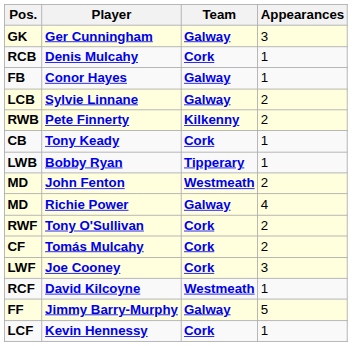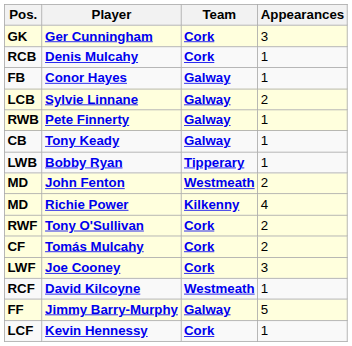(207, 36) Galway -> (199, 36) Cork
(212, 120) Kilkenny -> (207, 120) Galway
(264, 120) 2 -> (264, 120) 1
(199, 141) Cork -> (207, 141) Galway
(207, 204) Galway -> (212, 204) Kilkenny
